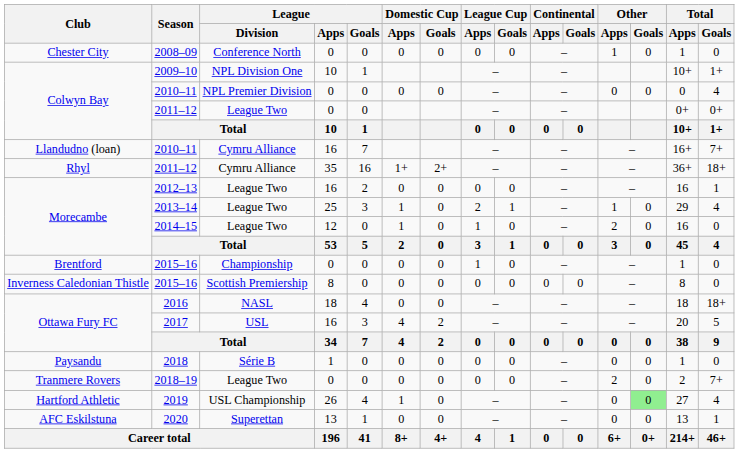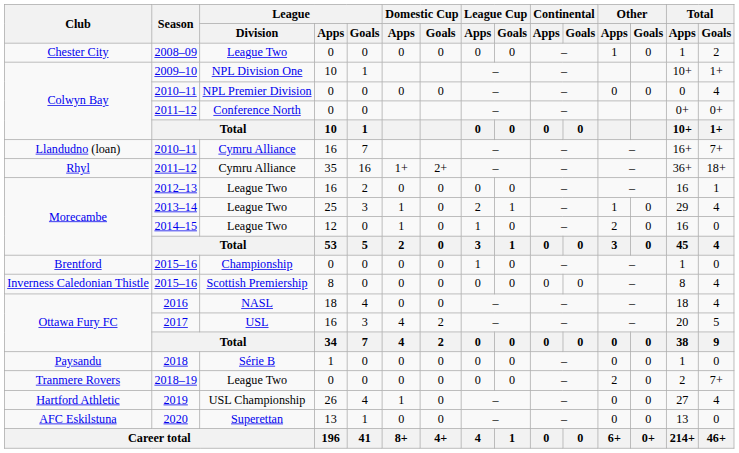(257, 52) Conference North -> (257, 52) League Two
(716, 52) 0 -> (716, 52) 2
(257, 110) League Two -> (257, 110) Conference North
(716, 284) 0 -> (716, 284) 4
(716, 303) 18+ -> (716, 303) 4
(648, 399) lightgreen background -> (648, 399) no background
(716, 419) 1 -> (716, 419) 0
